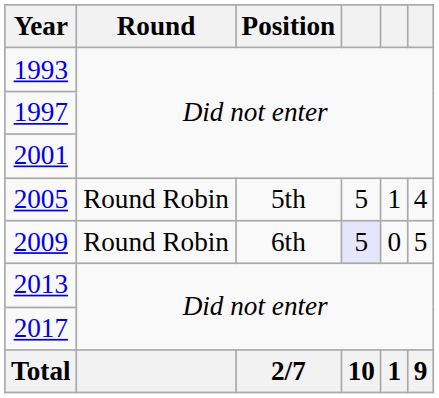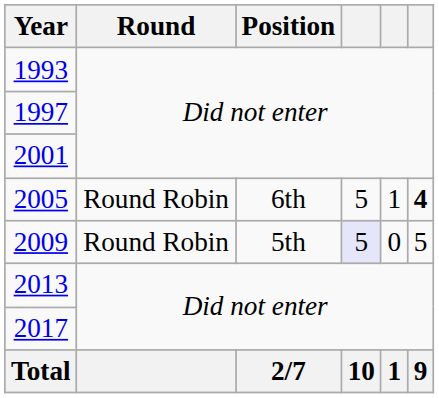(288, 198) 5th -> (288, 198) 6th
(420, 198) normal -> (420, 198) bold
(288, 241) 6th -> (288, 241) 5th
